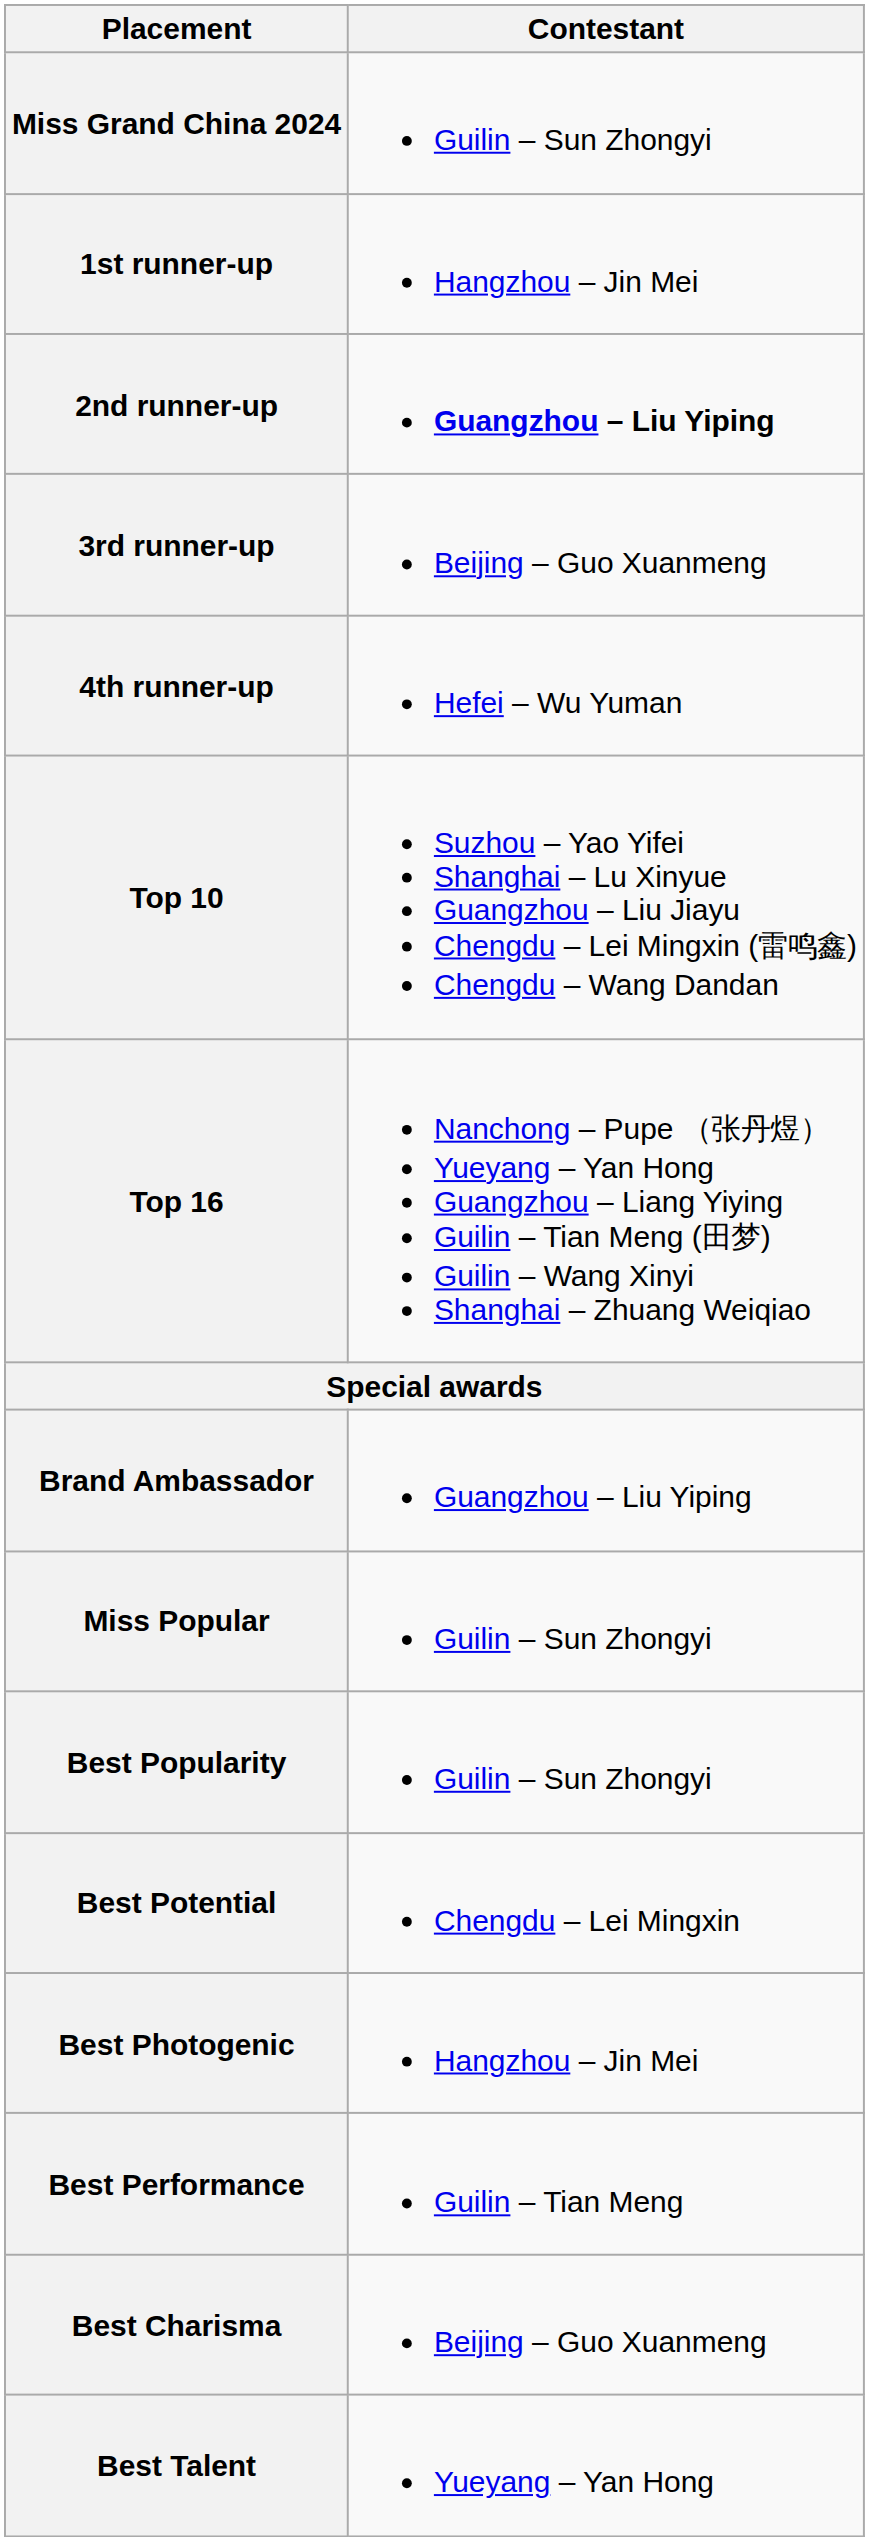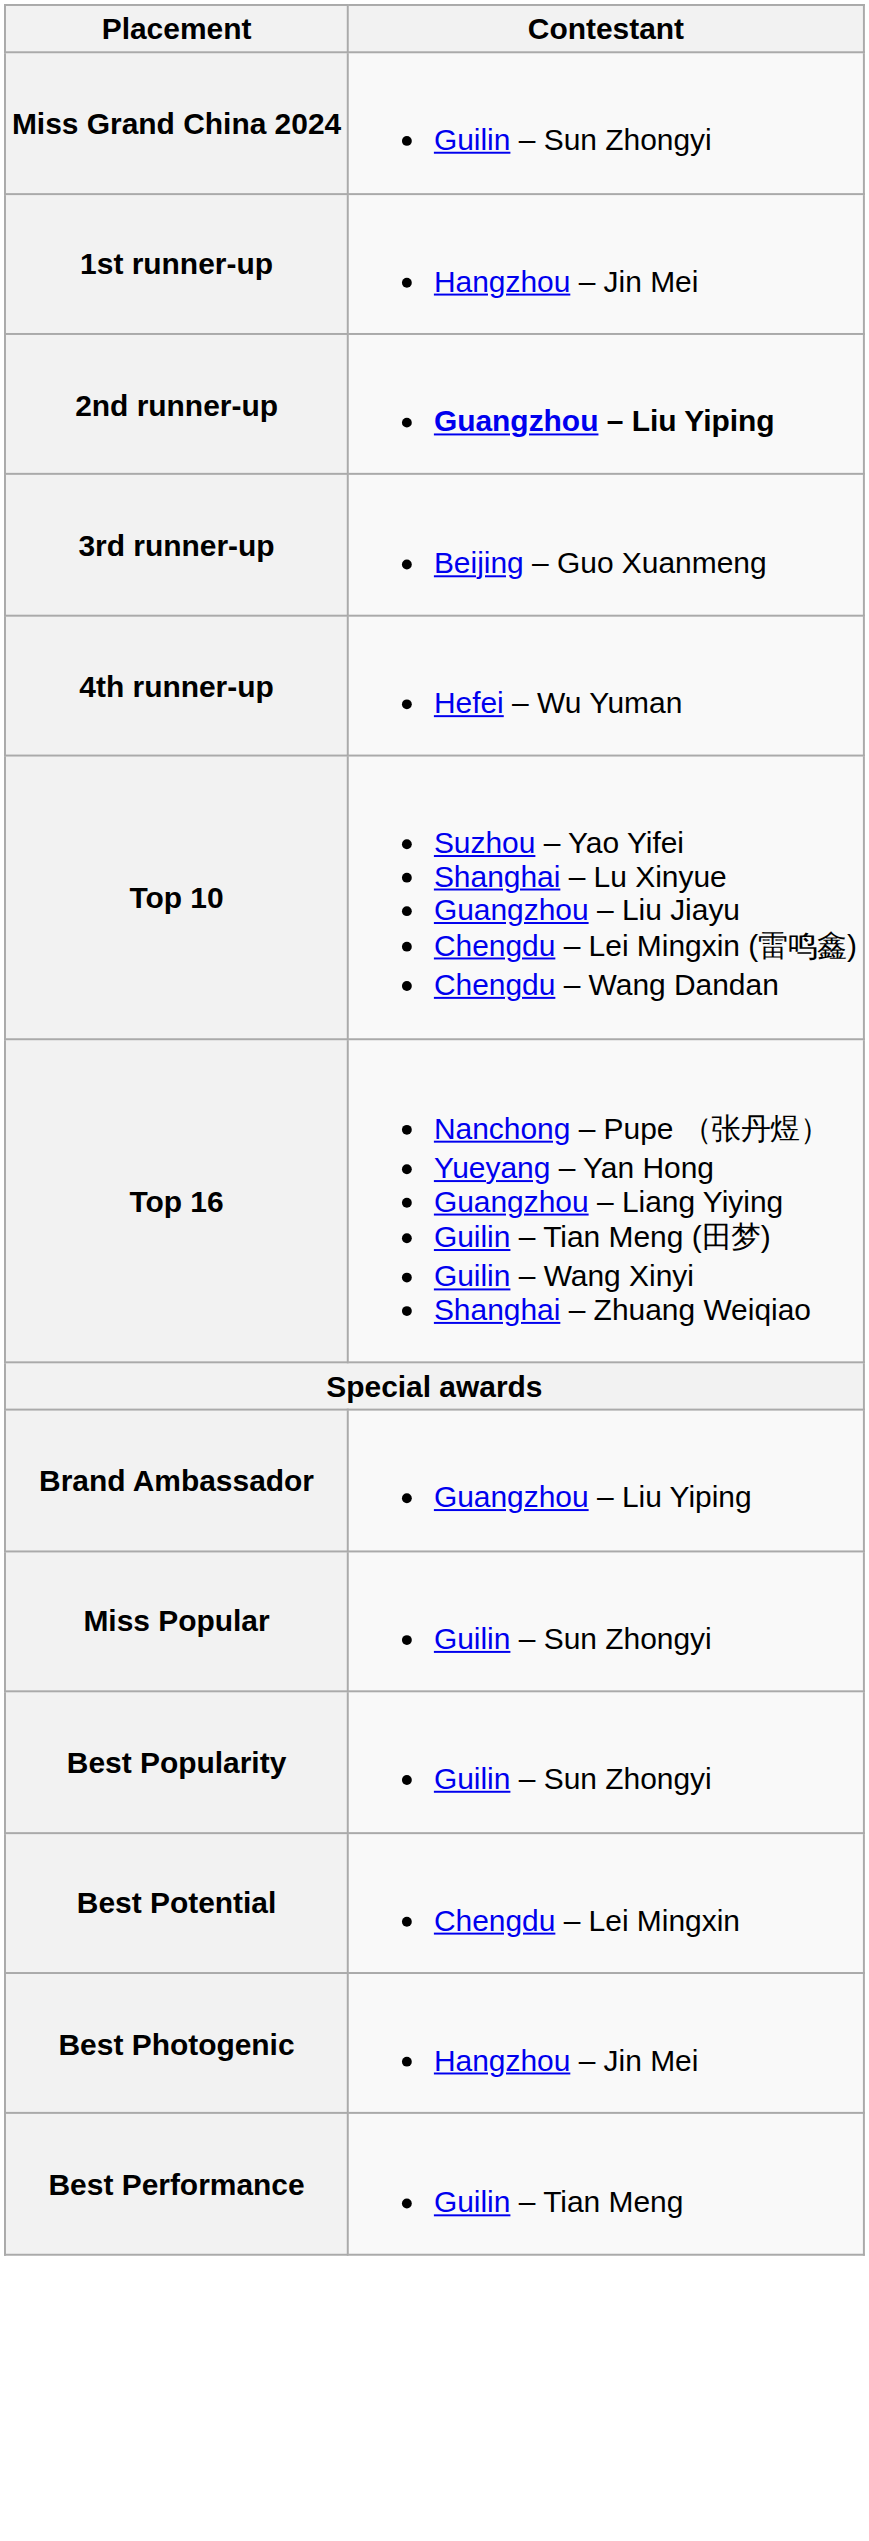- row: (177, 2325)
- row: (177, 2466)
